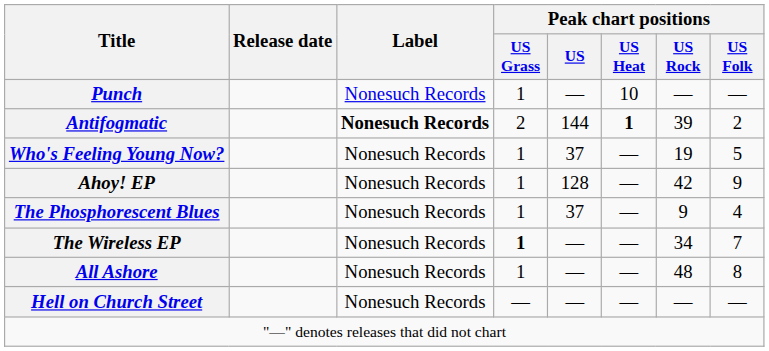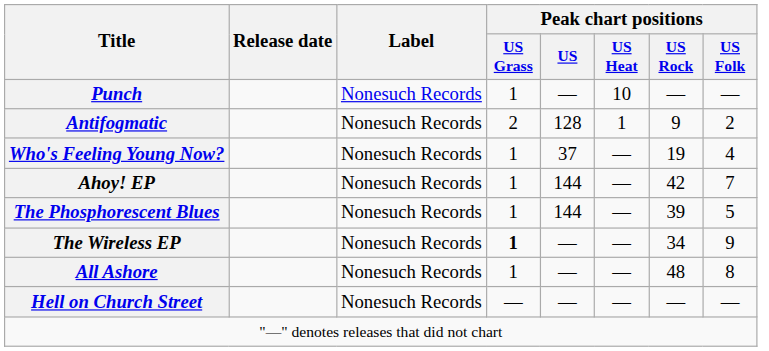(415, 123) bold -> (411, 123) normal
(575, 123) 144 -> (567, 123) 128
(629, 123) bold -> (622, 123) normal
(683, 123) 39 -> (676, 123) 9
(737, 153) 5 -> (730, 153) 4
(575, 182) 128 -> (567, 182) 144
(737, 182) 9 -> (730, 182) 7
(575, 212) 37 -> (567, 212) 144
(683, 212) 9 -> (676, 212) 39
(737, 212) 4 -> (730, 212) 5
(737, 242) 7 -> (730, 242) 9
